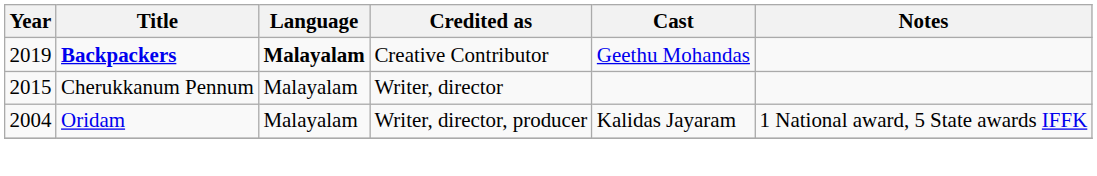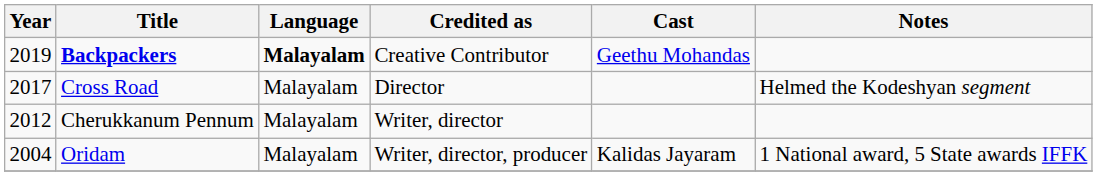+ row: (110, 87)
(30, 87) 2015 -> (30, 120) 2012
